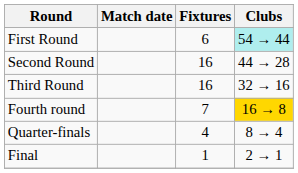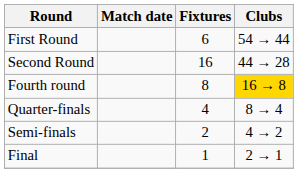(264, 39) paleturquoise background -> (264, 39) no background
- row: (46, 86)
(205, 109) 7 -> (205, 86) 8
+ row: (42, 132)
